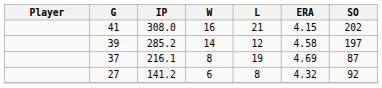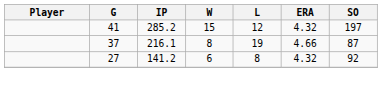- row: (161, 28)
(114, 44) 39 -> (114, 28) 41
(209, 44) 14 -> (209, 28) 15
(305, 44) 4.58 -> (305, 28) 4.32
(305, 59) 4.69 -> (305, 44) 4.66
